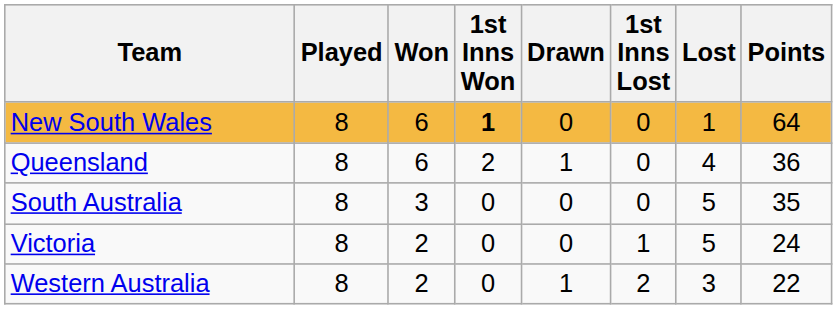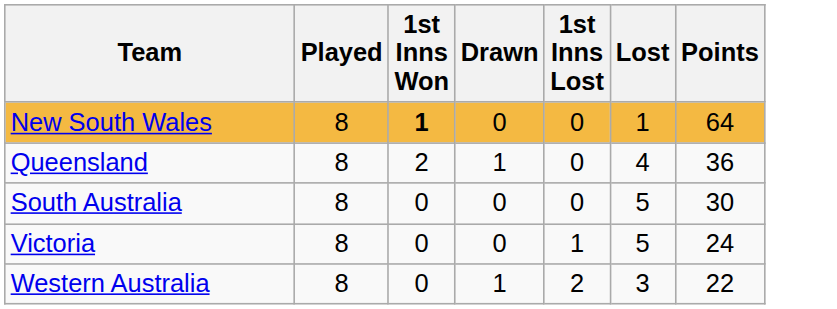- column: (422, 53)
(786, 202) 35 -> (720, 202) 30
